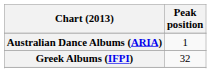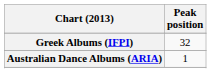rows swapped: (84, 42) <-> (84, 59)
